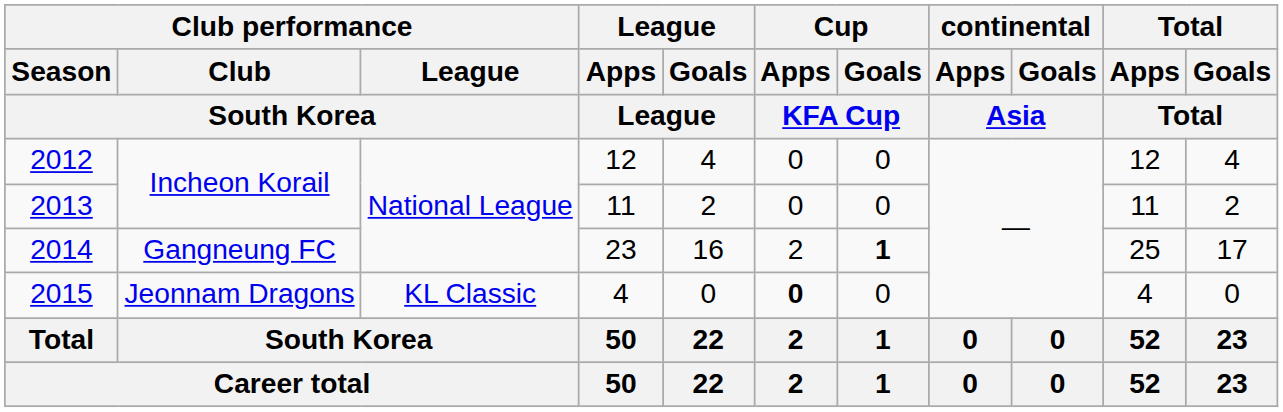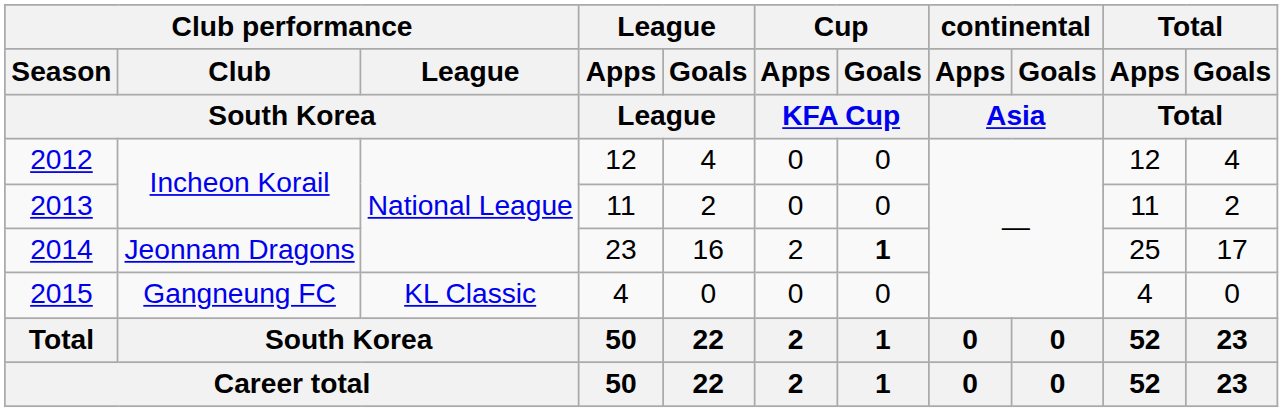(240, 250) Gangneung FC -> (240, 250) Jeonnam Dragons
(240, 294) Jeonnam Dragons -> (240, 294) Gangneung FC
(796, 294) bold -> (796, 294) normal
